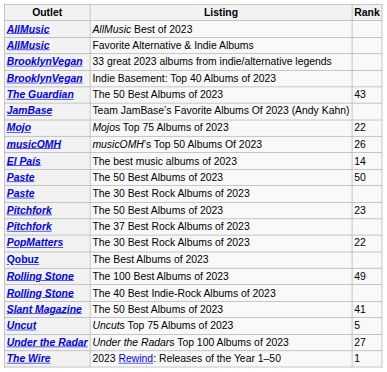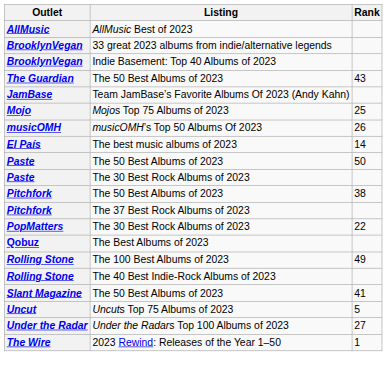- row: (28, 45)
(360, 128) 22 -> (360, 111) 25
(360, 210) 23 -> (360, 194) 38
